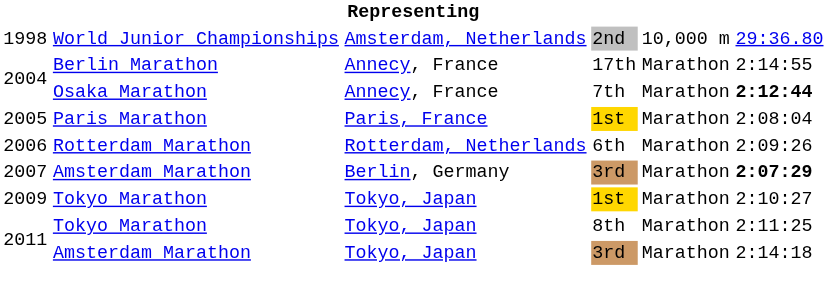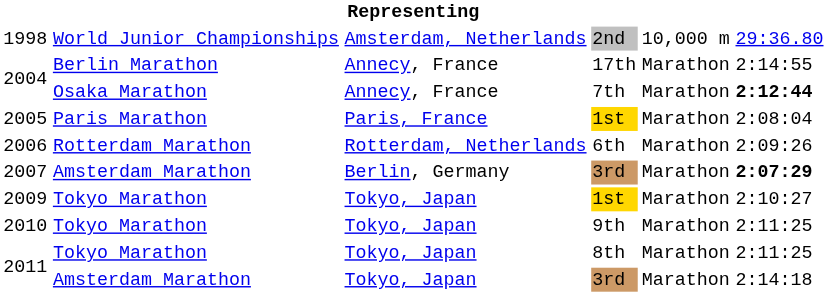+ row: (25, 226)
